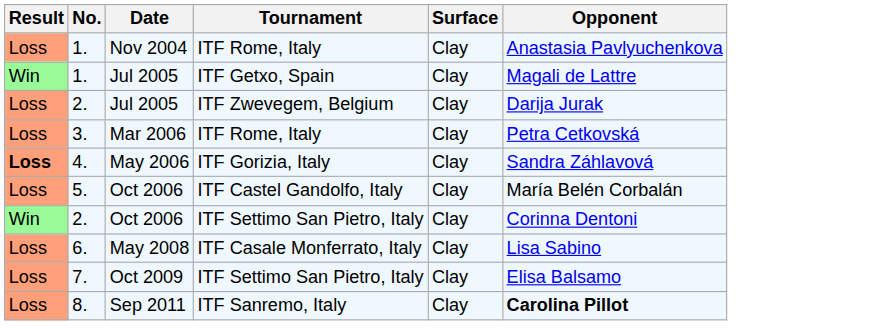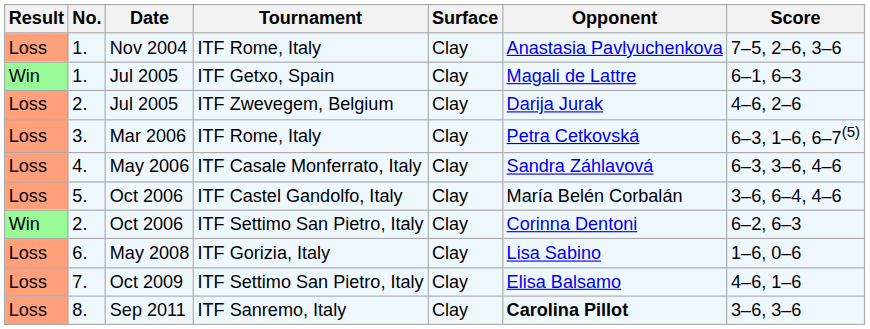+ column: (796, 18)
(30, 162) bold -> (28, 167) normal
(264, 162) ITF Gorizia, Italy -> (310, 167) ITF Casale Monferrato, Italy
(310, 248) ITF Casale Monferrato, Italy -> (264, 253) ITF Gorizia, Italy
